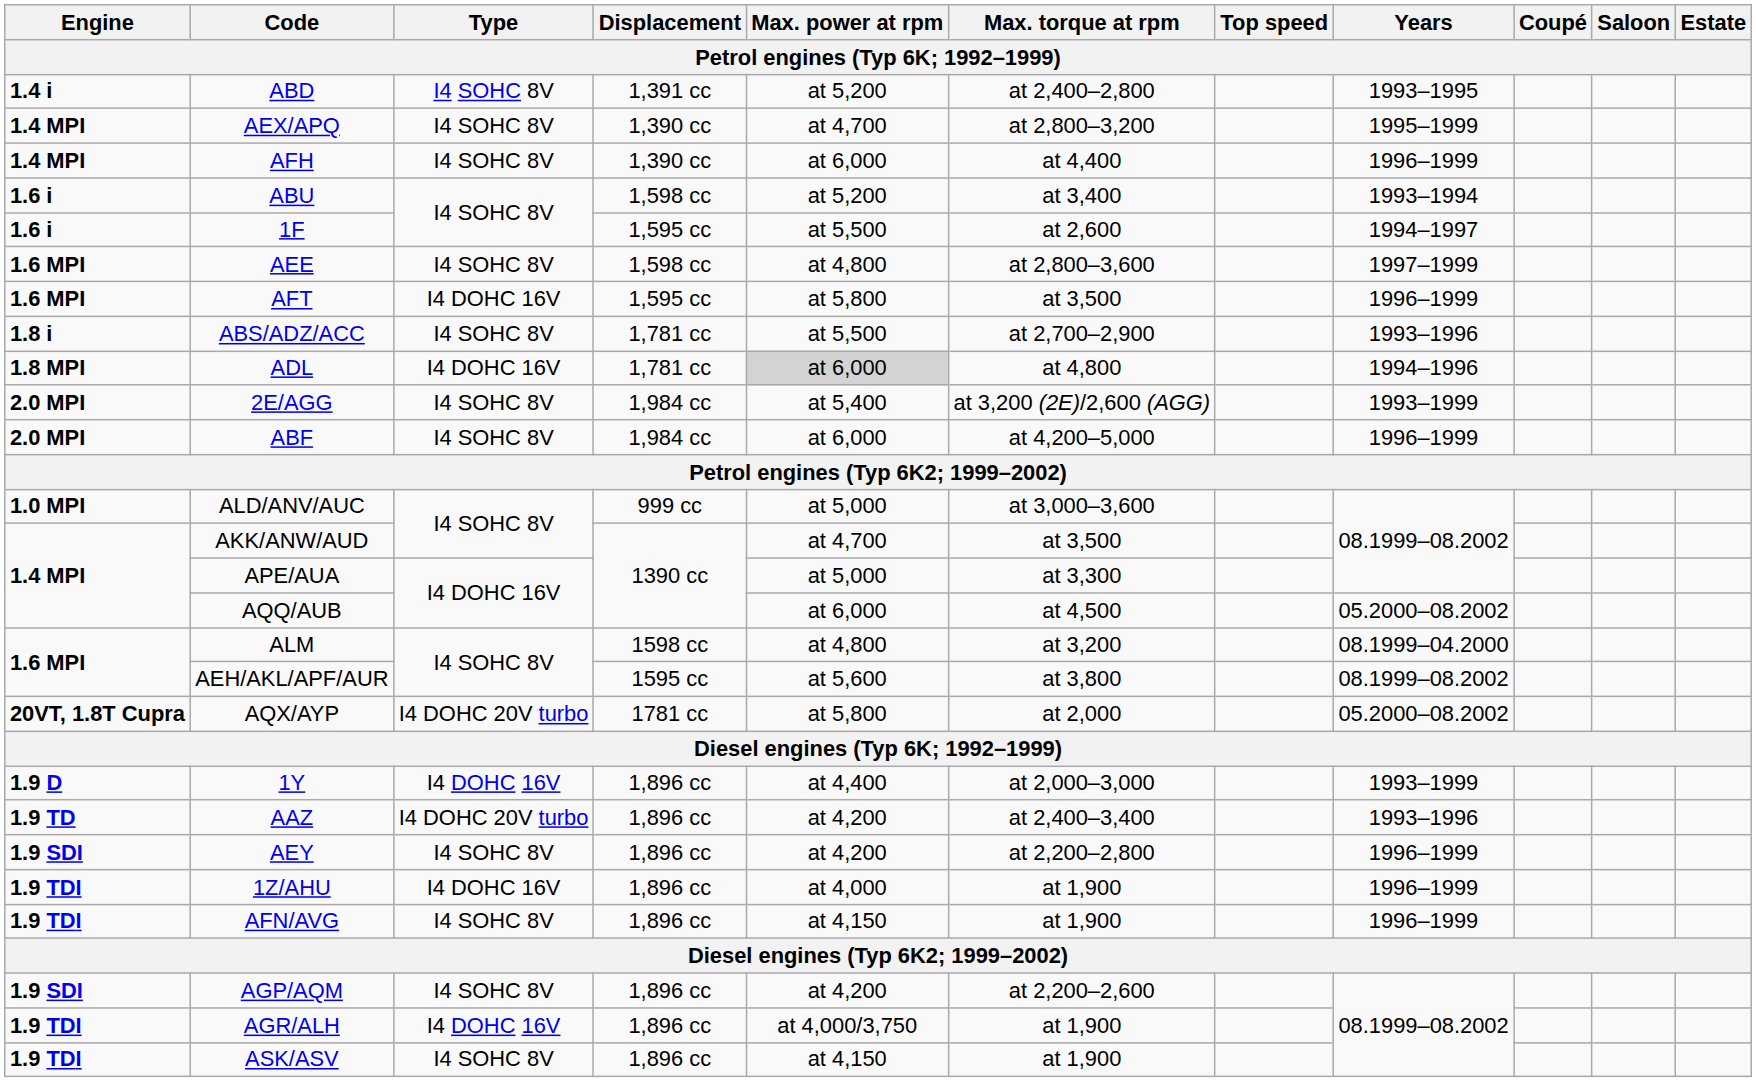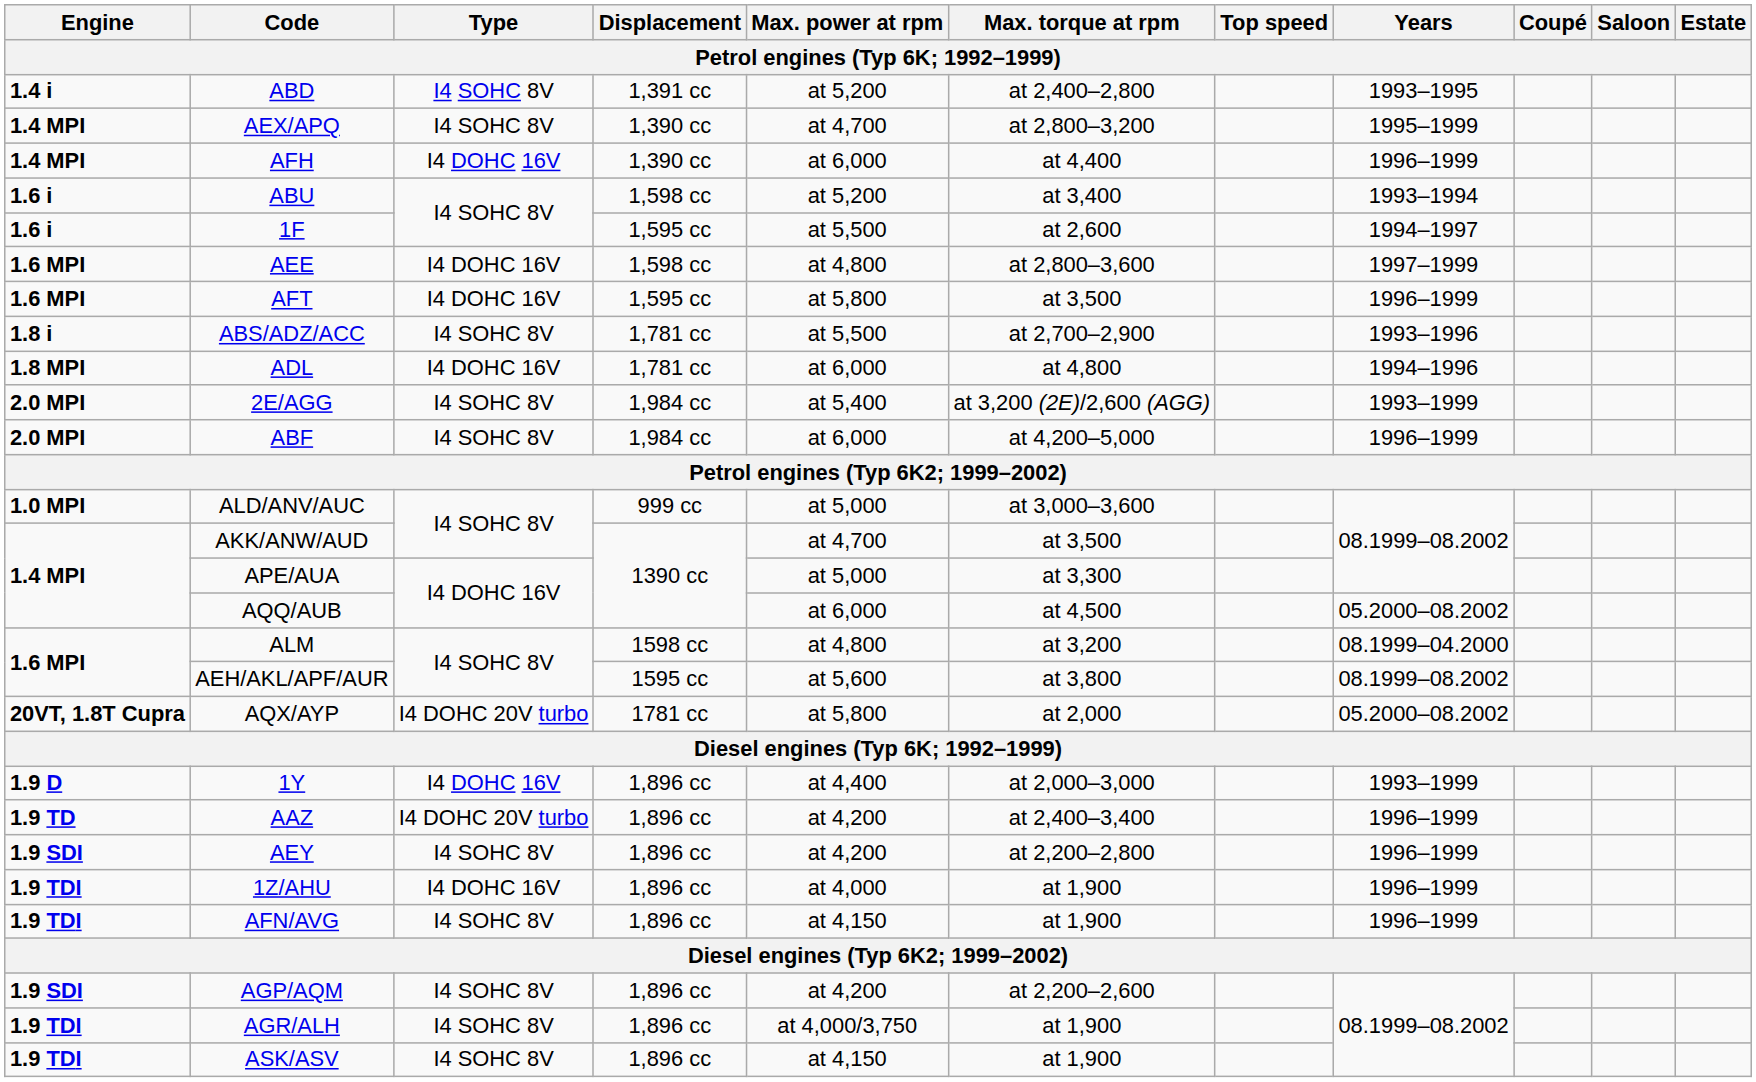(494, 161) I4 SOHC 8V -> (494, 161) I4 DOHC 16V
(494, 265) I4 SOHC 8V -> (494, 265) I4 DOHC 16V
(847, 368) lightgrey background -> (847, 368) no background
(1424, 818) 1993–1996 -> (1424, 818) 1996–1999
(494, 1025) I4 DOHC 16V -> (494, 1025) I4 SOHC 8V
